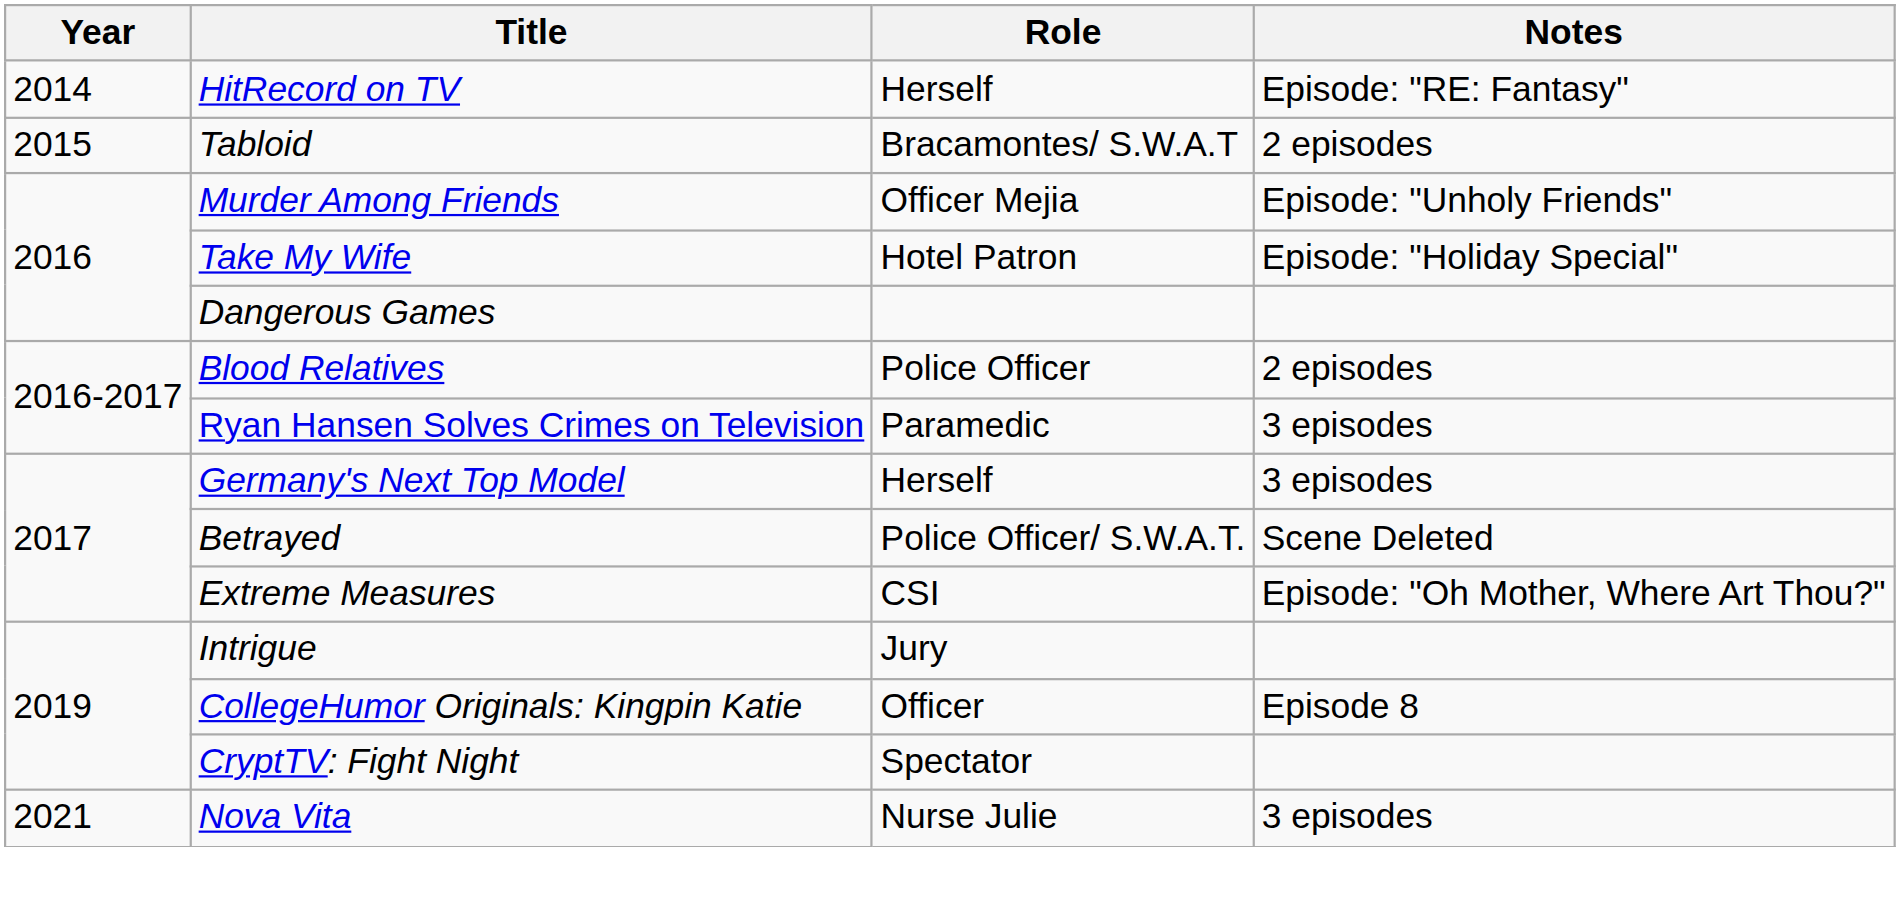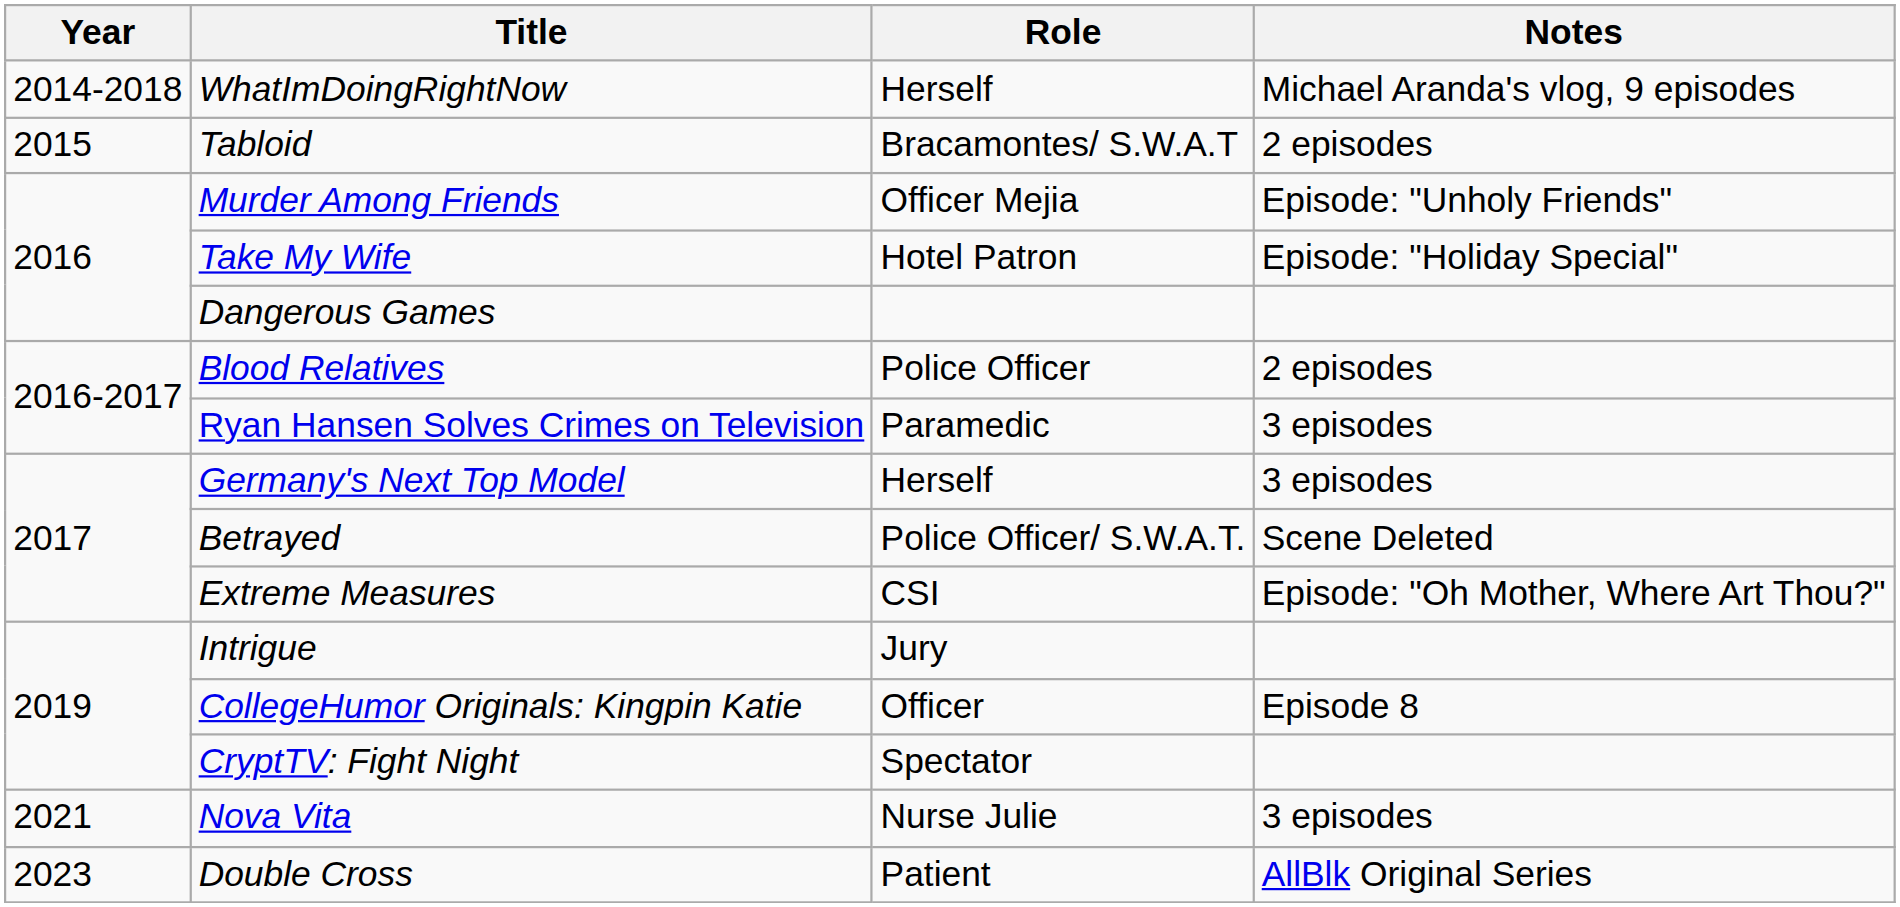- row: (329, 88)
+ row: (382, 88)
+ row: (306, 873)
